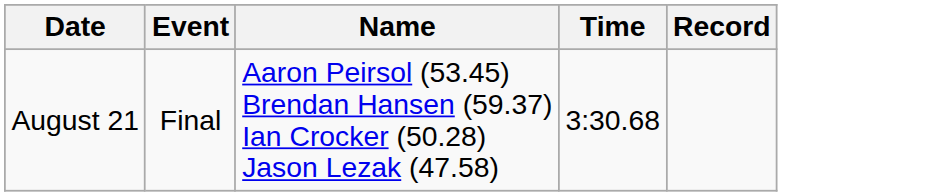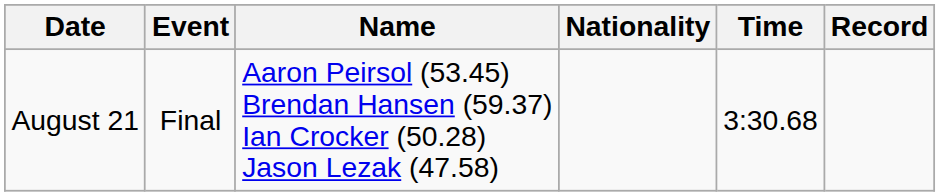+ column: (638, 26)
